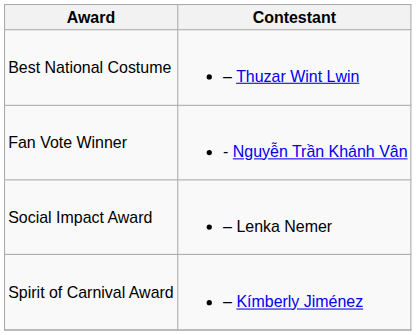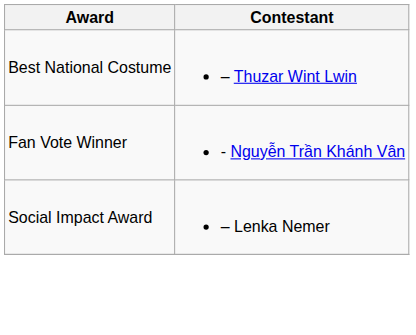- row: (91, 293)
